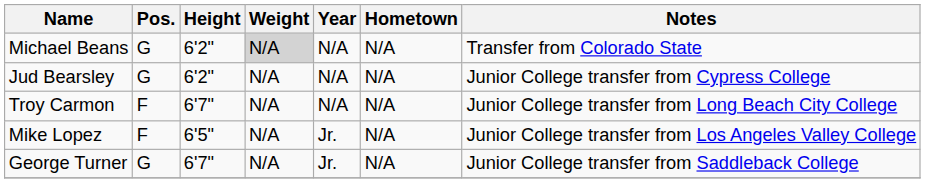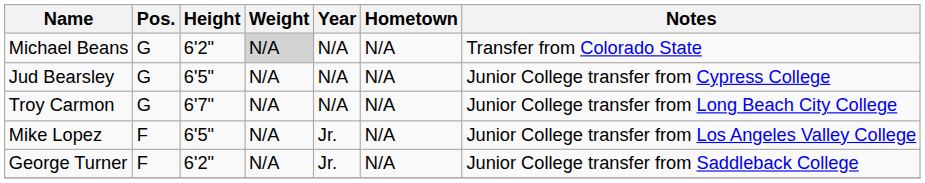(199, 76) 6'2" -> (199, 76) 6'5"
(142, 105) F -> (144, 105) G
(144, 163) G -> (142, 163) F
(199, 163) 6'7" -> (199, 163) 6'2"
